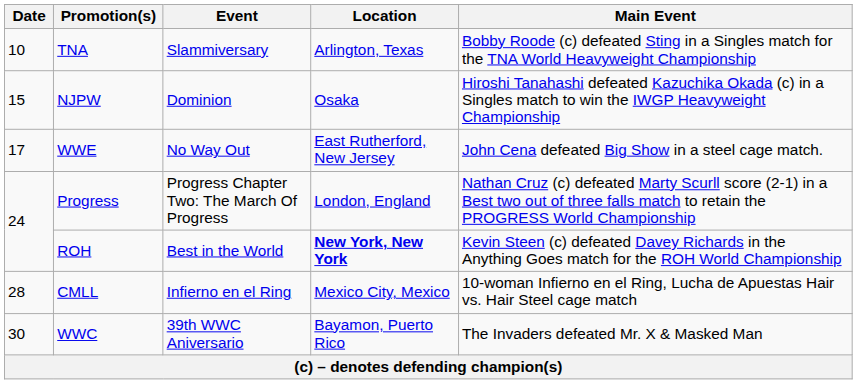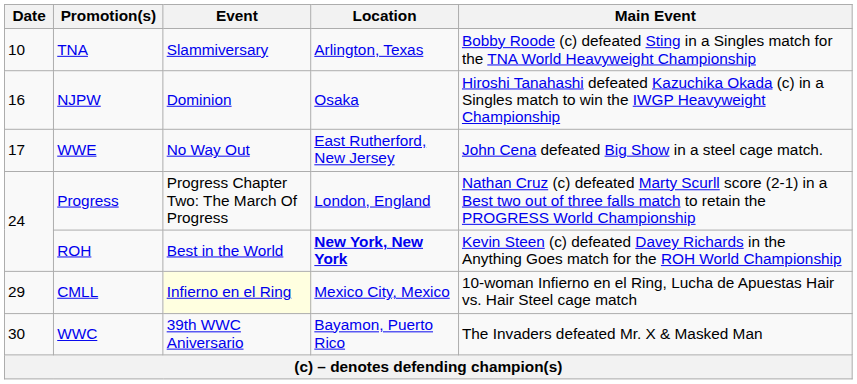(17, 99) 15 -> (17, 99) 16
(17, 292) 28 -> (17, 292) 29
(229, 292) no background -> (229, 292) lightyellow background
